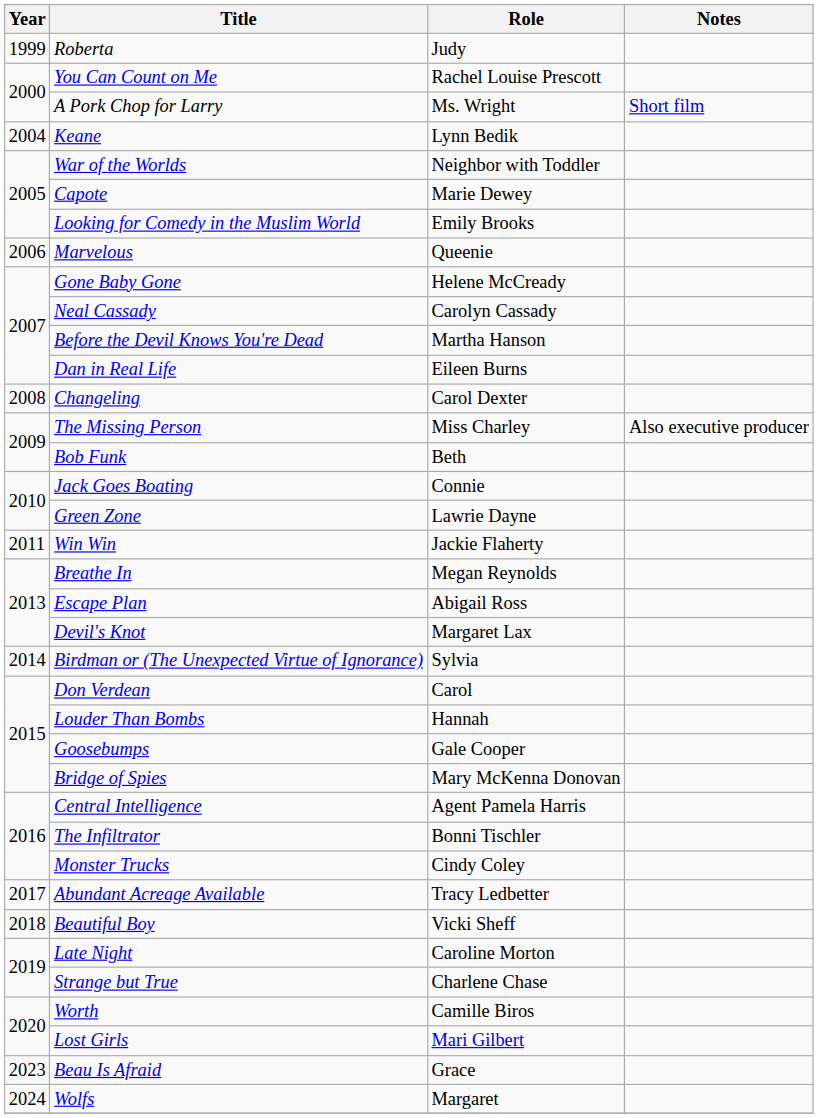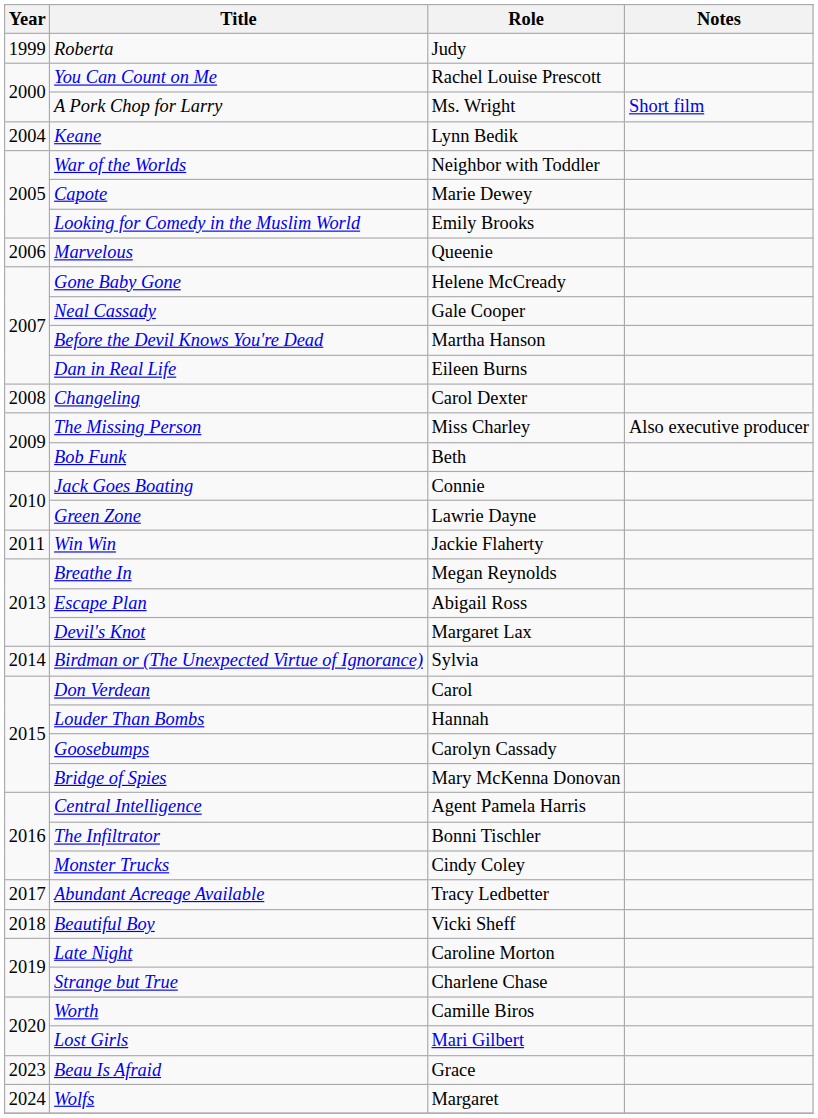(494, 310) Carolyn Cassady -> (478, 310) Gale Cooper
(478, 748) Gale Cooper -> (494, 748) Carolyn Cassady
